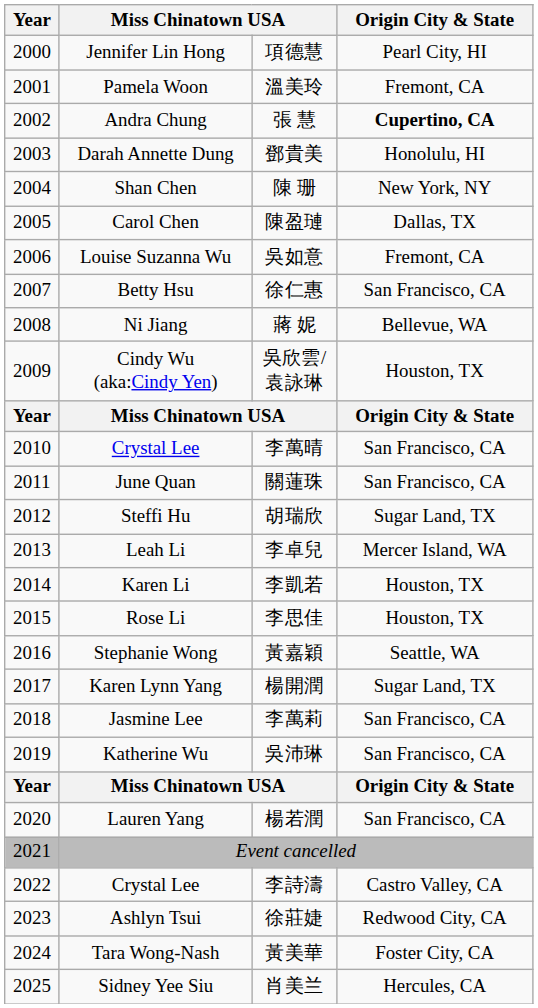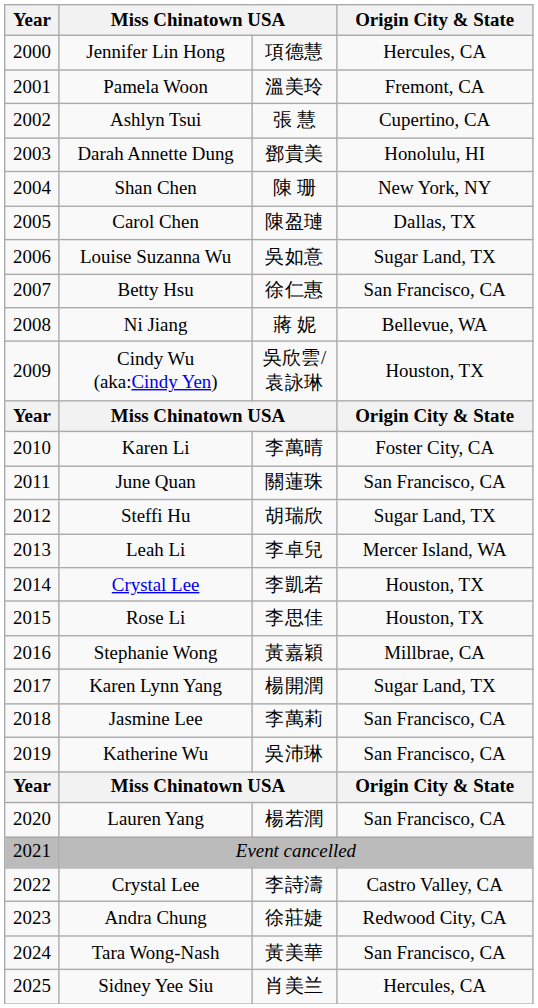(435, 52) Pearl City, HI -> (435, 52) Hercules, CA
(156, 120) Andra Chung -> (156, 120) Ashlyn Tsui
(435, 120) bold -> (435, 120) normal
(435, 256) Fremont, CA -> (435, 256) Sugar Land, TX
(156, 448) Crystal Lee -> (156, 448) Karen Li
(435, 448) San Francisco, CA -> (435, 448) Foster City, CA
(156, 584) Karen Li -> (156, 584) Crystal Lee
(435, 651) Seattle, WA -> (435, 651) Millbrae, CA
(156, 918) Ashlyn Tsui -> (156, 918) Andra Chung
(435, 952) Foster City, CA -> (435, 952) San Francisco, CA
